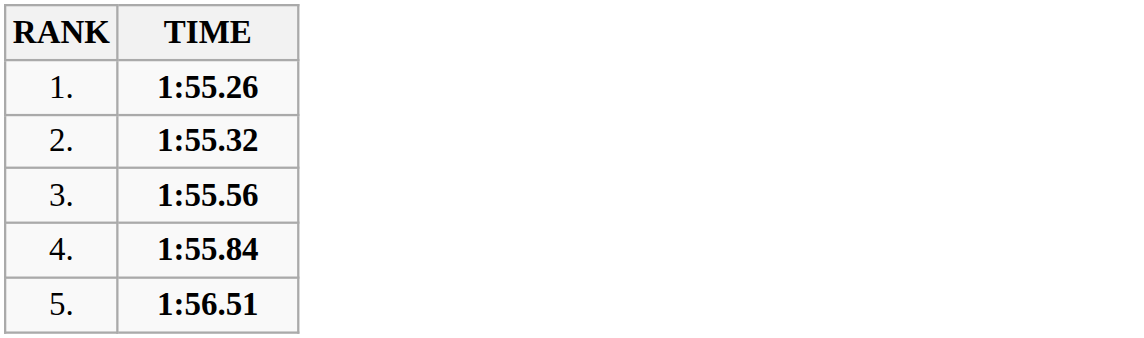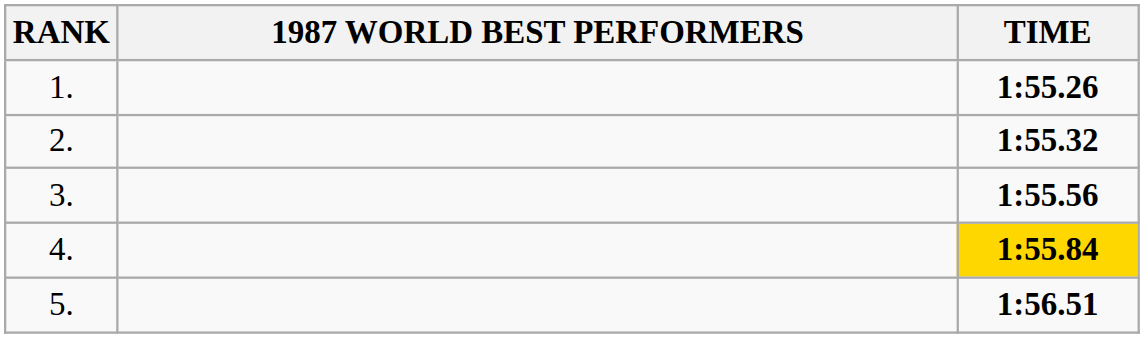+ column: (538, 32)
(208, 249) no background -> (1048, 249) gold background
